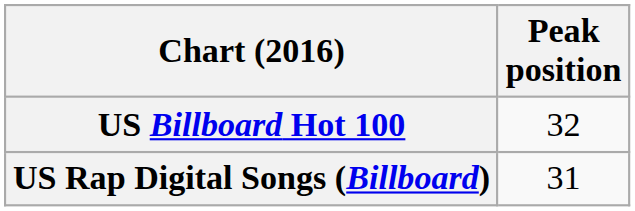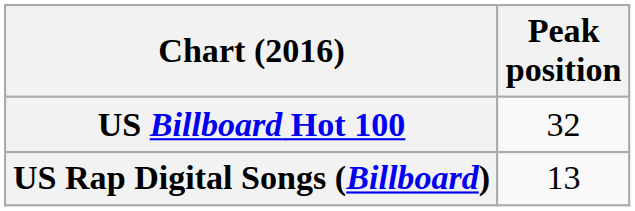(564, 177) 31 -> (564, 177) 13
